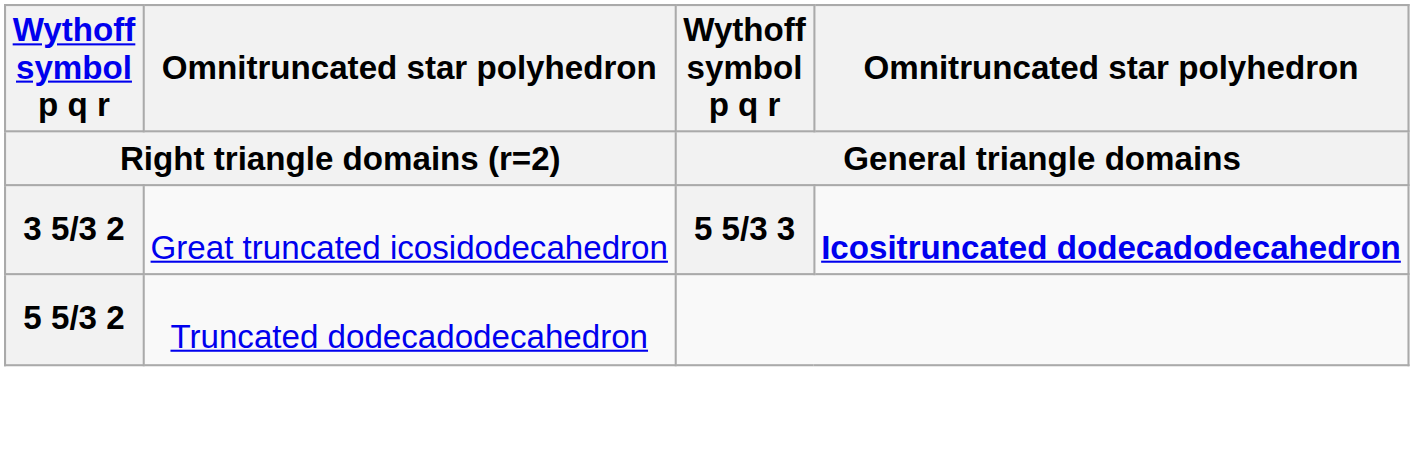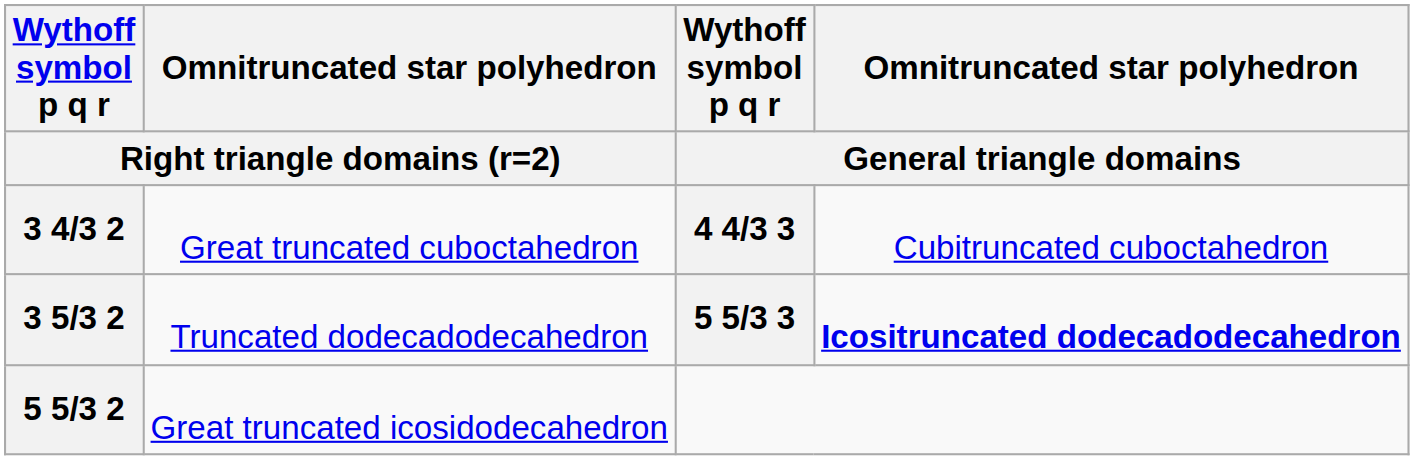+ row: (74, 228)
(409, 247) Great truncated icosidodecahedron -> (409, 337) Truncated dodecadodecahedron
(409, 337) Truncated dodecadodecahedron -> (409, 427) Great truncated icosidodecahedron
